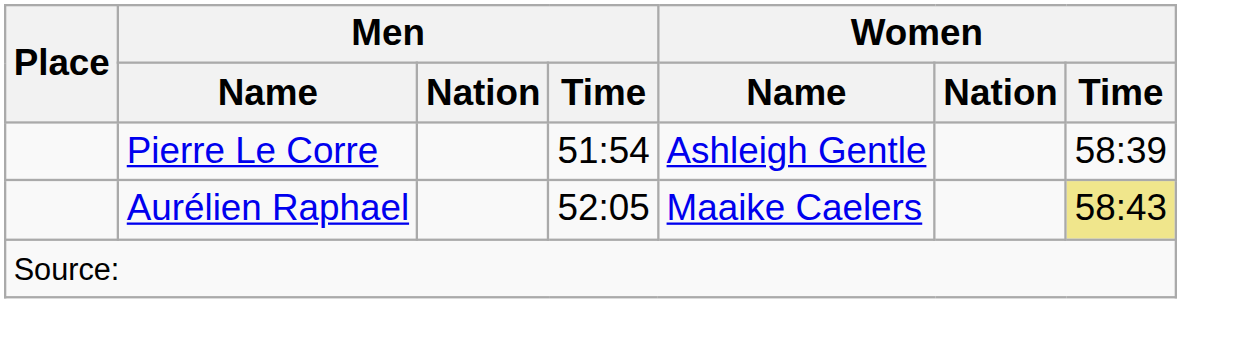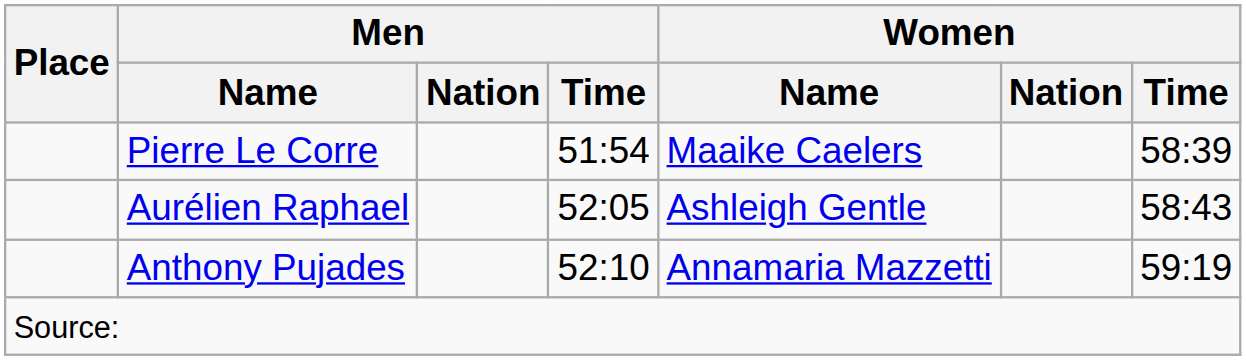(796, 150) Ashleigh Gentle -> (794, 150) Maaike Caelers
(794, 208) Maaike Caelers -> (796, 208) Ashleigh Gentle
(1121, 208) khaki background -> (1186, 208) no background
+ row: (266, 267)
